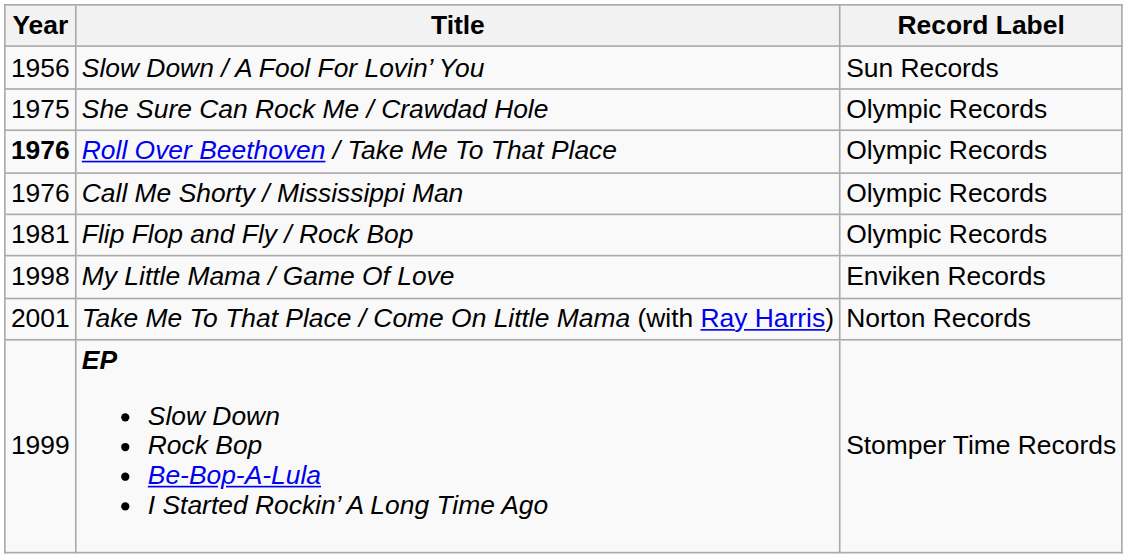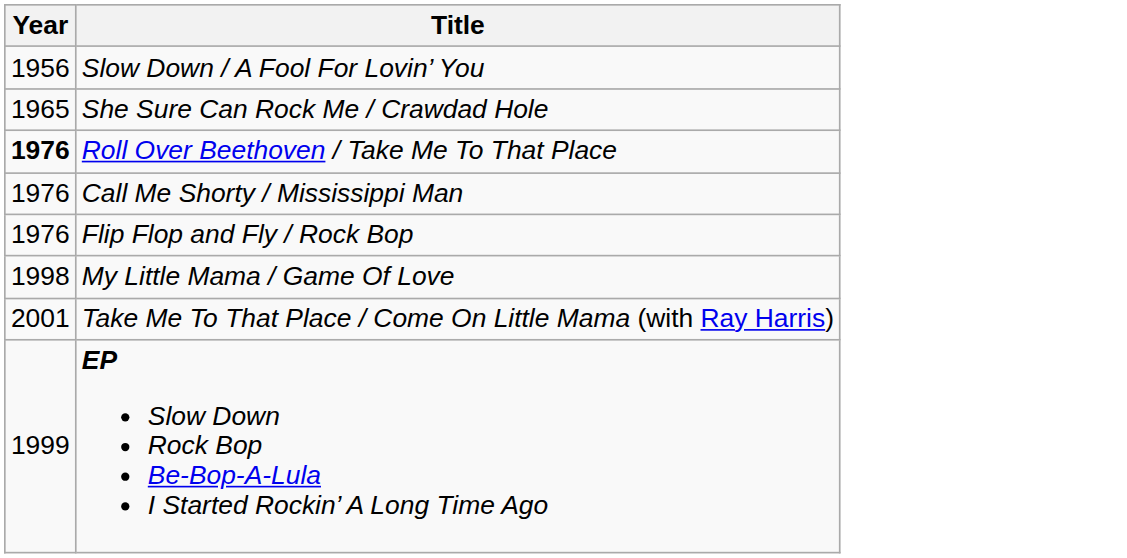- column: (981, 25)
(40, 109) 1975 -> (40, 109) 1965
(40, 234) 1981 -> (40, 234) 1976
